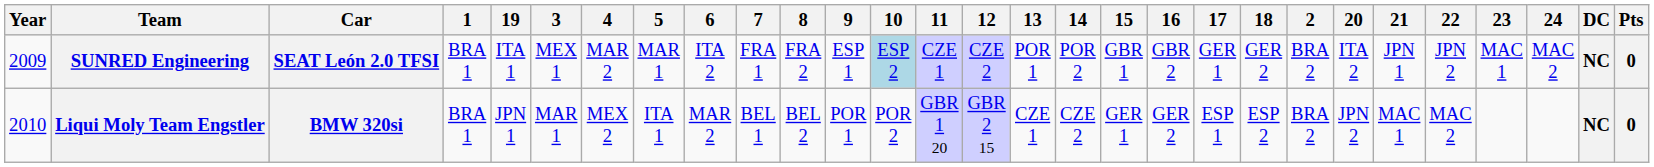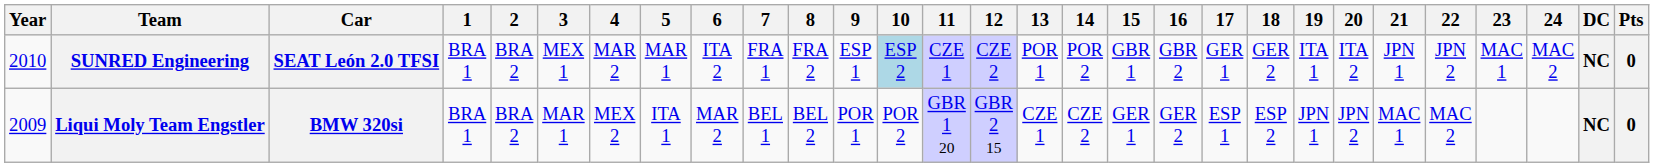columns swapped: (1310, 19) <-> (511, 19)
(28, 61) 2009 -> (28, 61) 2010
(28, 124) 2010 -> (28, 124) 2009
